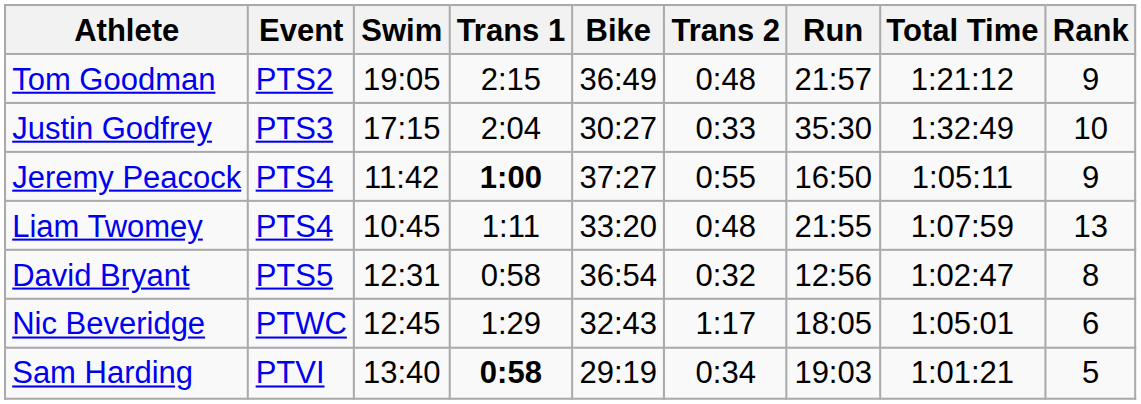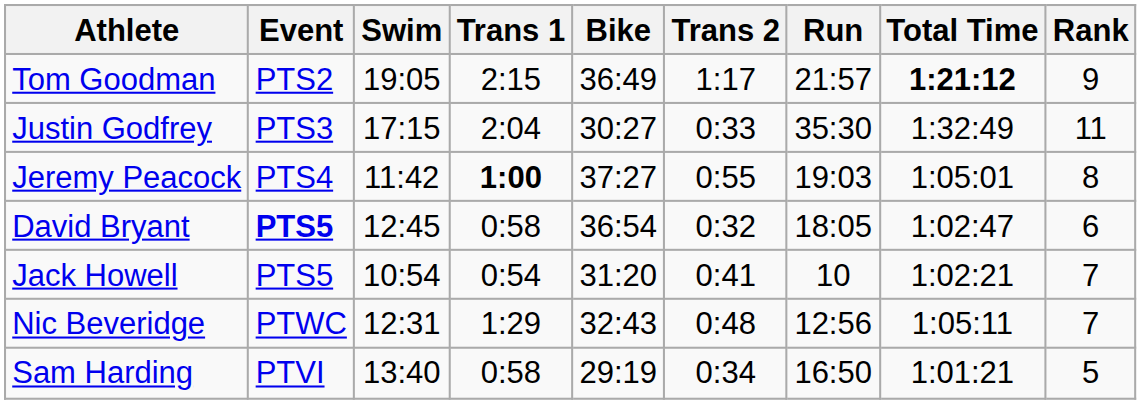(726, 79) 0:48 -> (726, 79) 1:17
(962, 79) normal -> (962, 79) bold
(1091, 128) 10 -> (1091, 128) 11
(833, 177) 16:50 -> (833, 177) 19:03
(962, 177) 1:05:11 -> (962, 177) 1:05:01
(1091, 177) 9 -> (1091, 177) 8
- row: (108, 226)
(294, 275) normal -> (294, 226) bold
(402, 275) 12:31 -> (402, 226) 12:45
(833, 275) 12:56 -> (833, 226) 18:05
(1091, 275) 8 -> (1091, 226) 6
+ row: (95, 275)
(402, 324) 12:45 -> (402, 324) 12:31
(726, 324) 1:17 -> (726, 324) 0:48
(833, 324) 18:05 -> (833, 324) 12:56
(962, 324) 1:05:01 -> (962, 324) 1:05:11
(1091, 324) 6 -> (1091, 324) 7
(511, 373) bold -> (511, 373) normal
(833, 373) 19:03 -> (833, 373) 16:50
